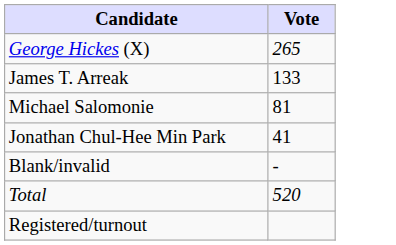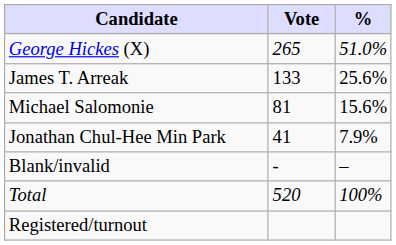+ column: (363, 19)
